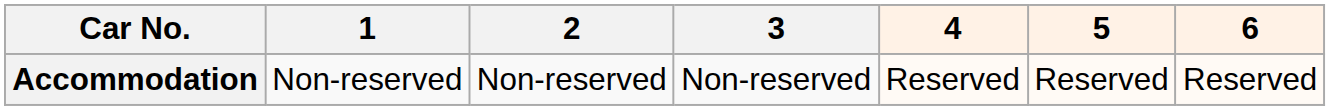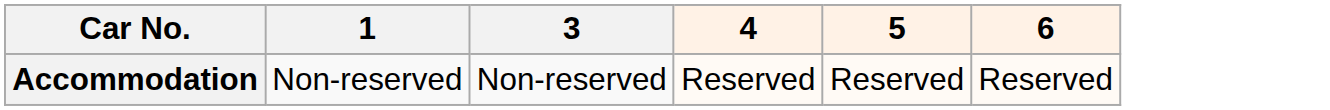- column: (572, 29)
